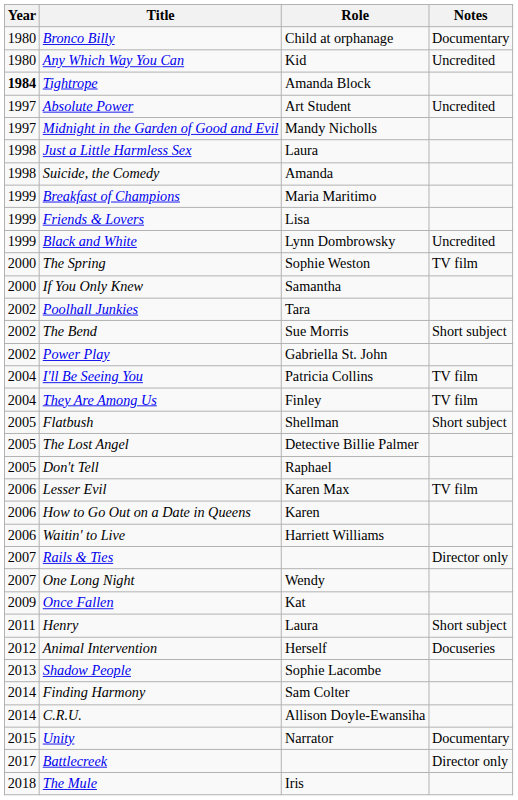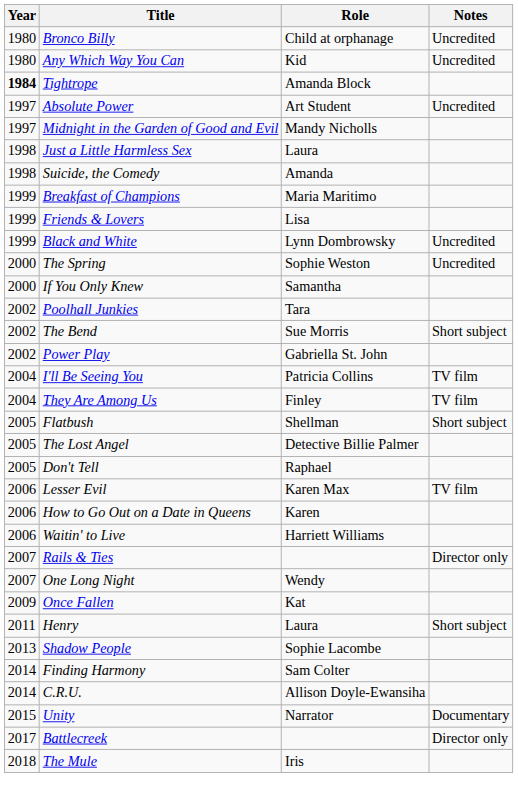(471, 38) Documentary -> (464, 38) Uncredited
(455, 264) TV film -> (464, 264) Uncredited
- row: (100, 648)
